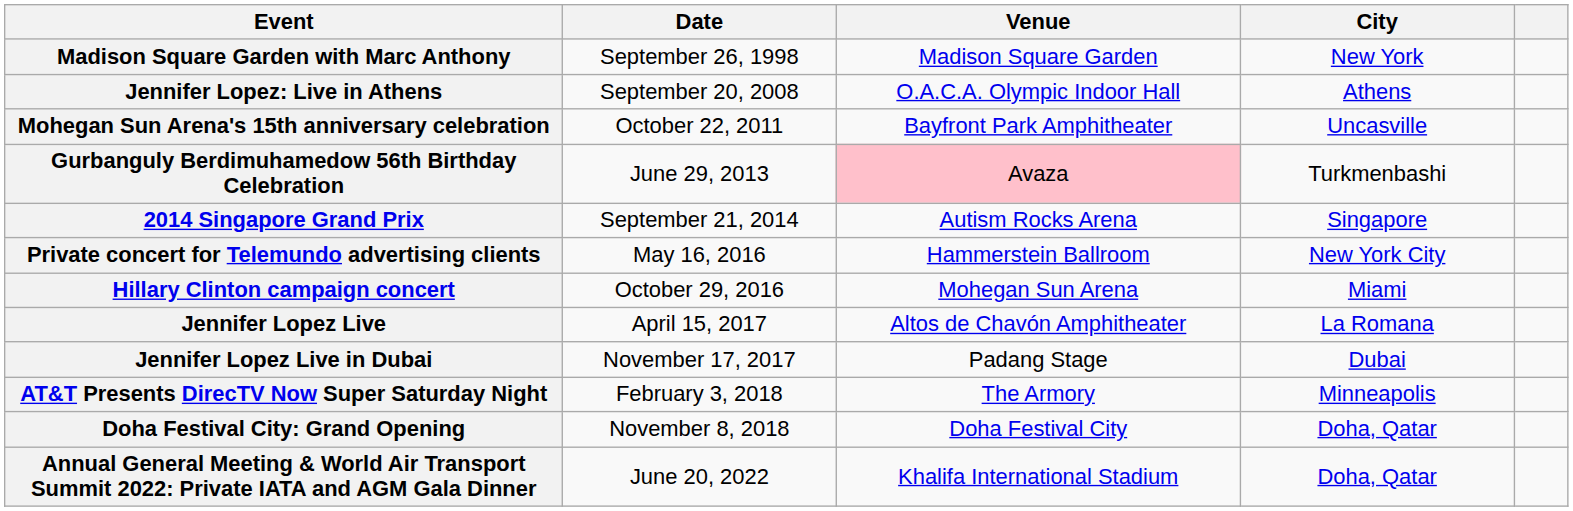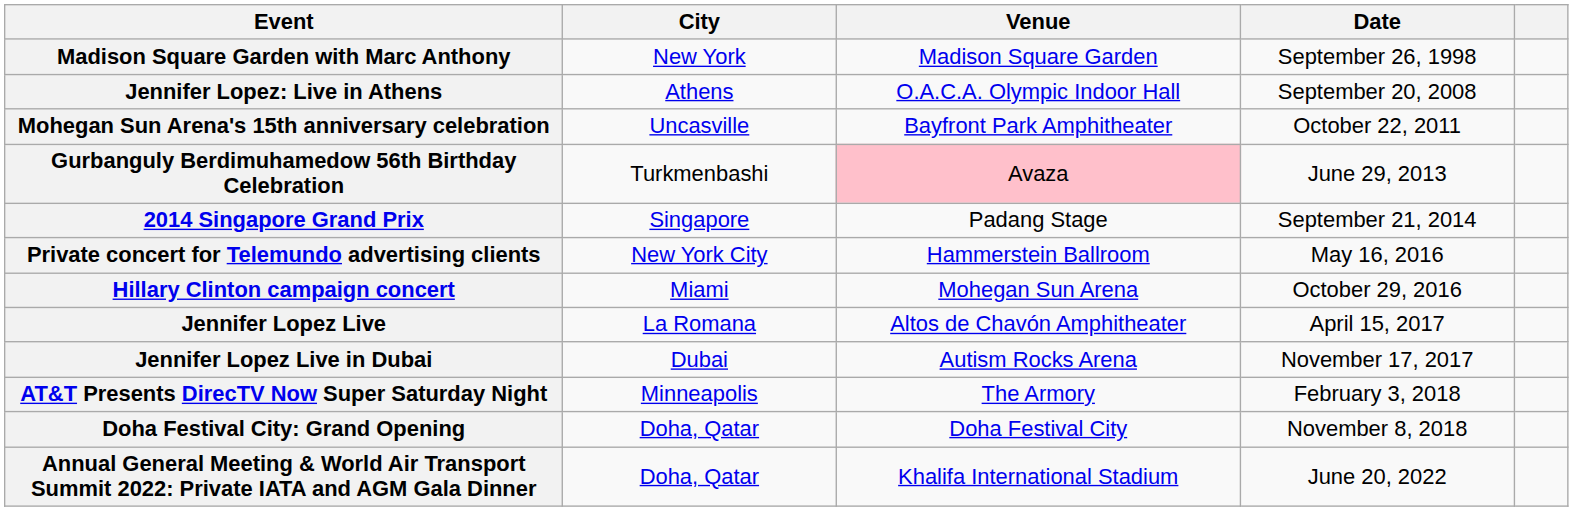columns swapped: (699, 21) <-> (1377, 21)
(1038, 220) Autism Rocks Arena -> (1038, 220) Padang Stage
(1038, 359) Padang Stage -> (1038, 359) Autism Rocks Arena
